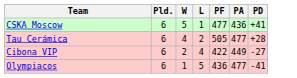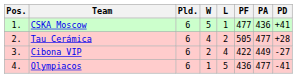+ column: (17, 11)
